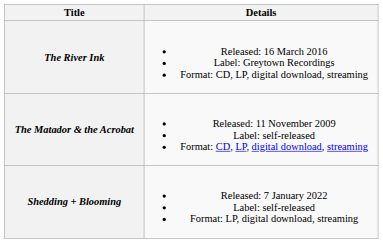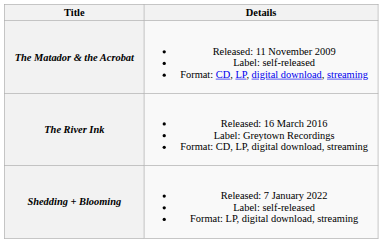rows swapped: (74, 129) <-> (74, 57)
